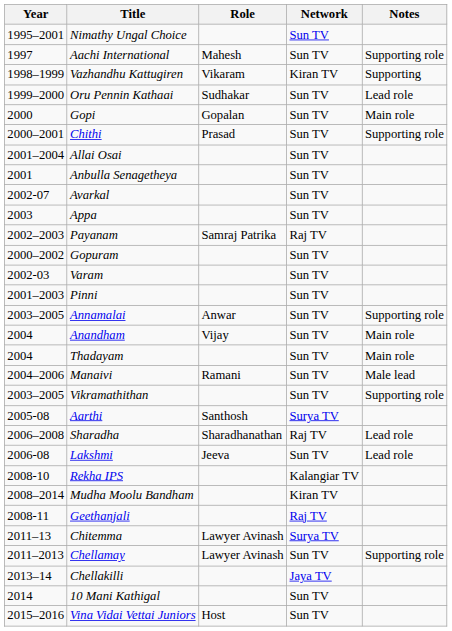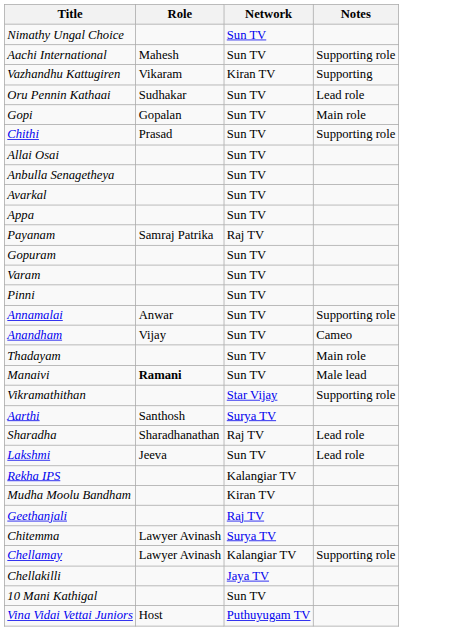- column: (36, 14)
(390, 335) Main role -> (334, 335) Cameo
(221, 375) normal -> (160, 375) bold
(309, 395) Sun TV -> (252, 395) Star Vijay
(309, 555) Sun TV -> (262, 555) Kalangiar TV
(309, 615) Sun TV -> (269, 615) Puthuyugam TV
